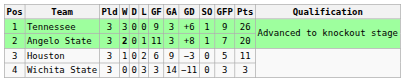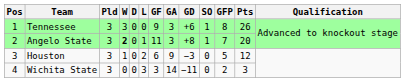(225, 26) 9 -> (225, 26) 8
(245, 56) 11 -> (245, 56) 12
(225, 70) 3 -> (225, 70) 2
